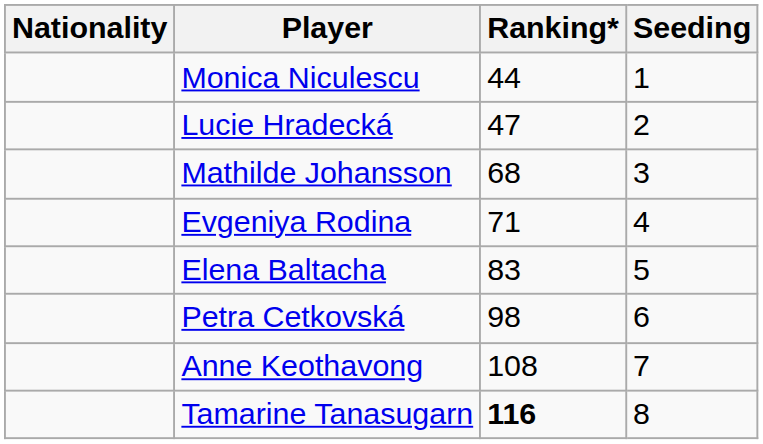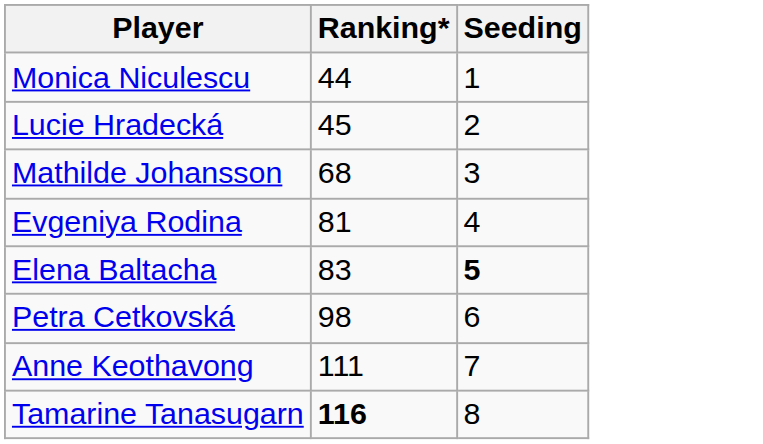- column: (90, 28)
(504, 125) 47 -> (335, 125) 45
(504, 221) 71 -> (335, 221) 81
(641, 269) normal -> (472, 269) bold
(513, 366) 108 -> (341, 366) 111
